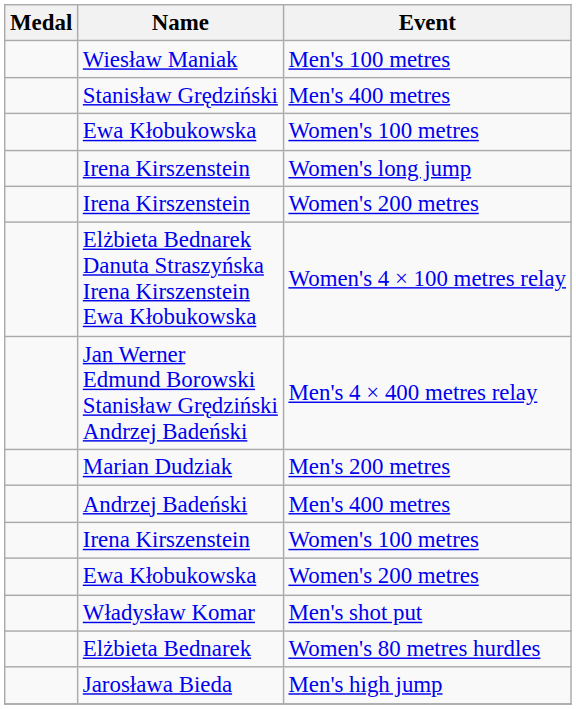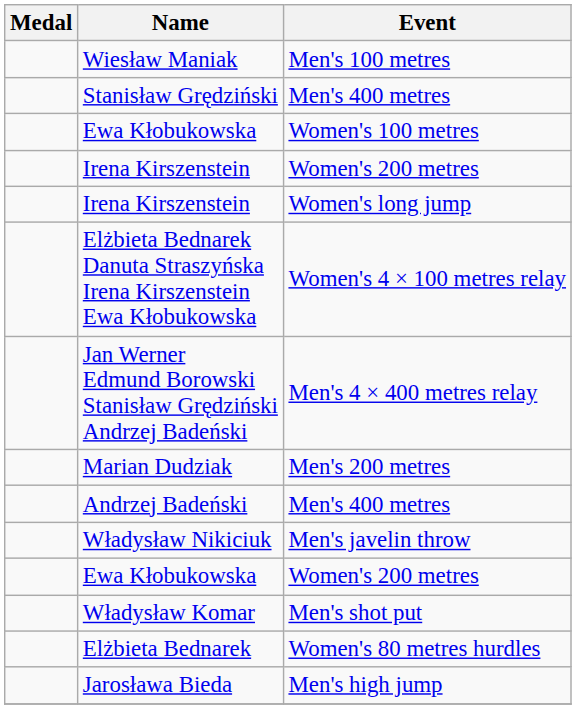rows swapped: (166, 204) <-> (166, 167)
+ row: (177, 539)
- row: (166, 539)
